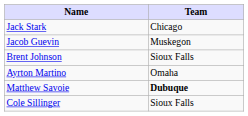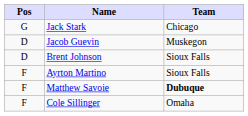+ column: (24, 12)
(164, 73) Omaha -> (188, 73) Sioux Falls
(172, 103) Sioux Falls -> (180, 103) Omaha
